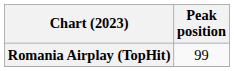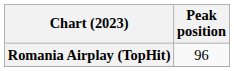(202, 54) 99 -> (202, 54) 96
